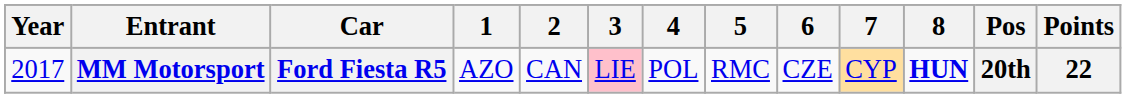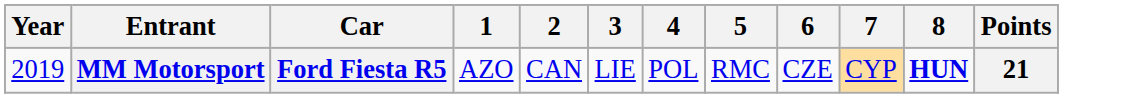- column: (1006, 25)
(38, 69) 2017 -> (38, 69) 2019
(615, 69) pink background -> (615, 69) no background
(1079, 69) 22 -> (1016, 69) 21
